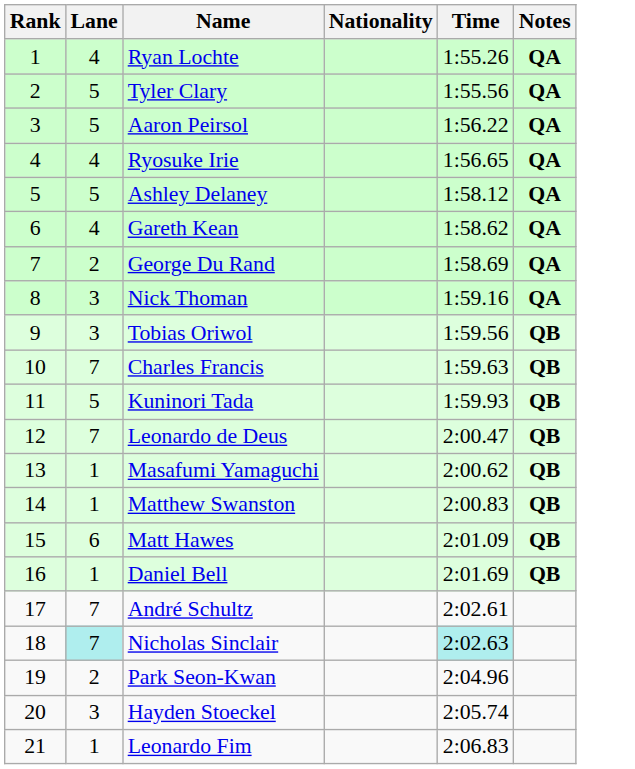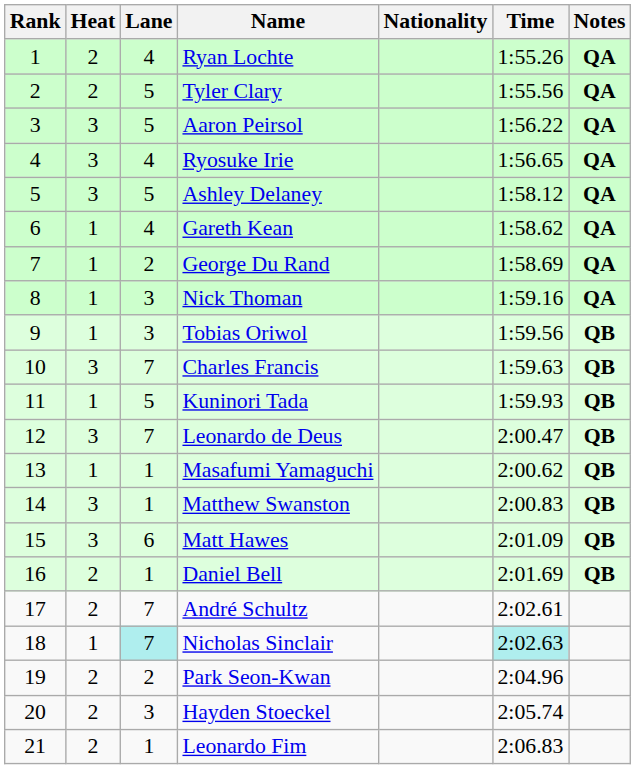+ column: (93, 21)
